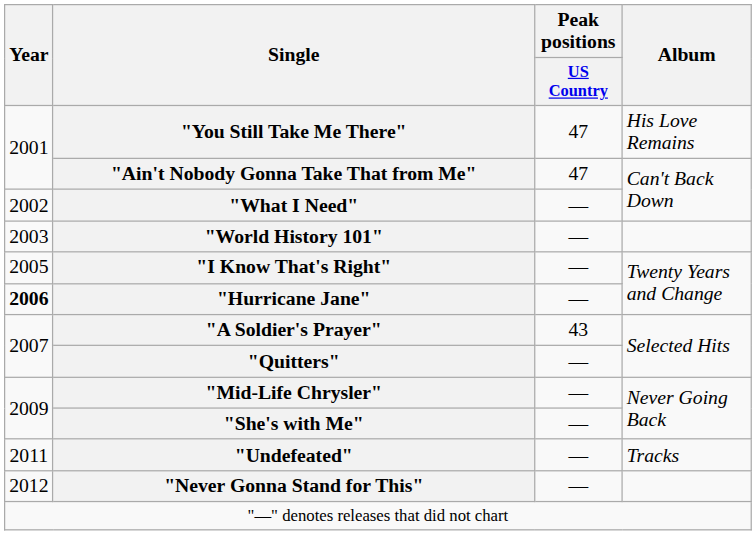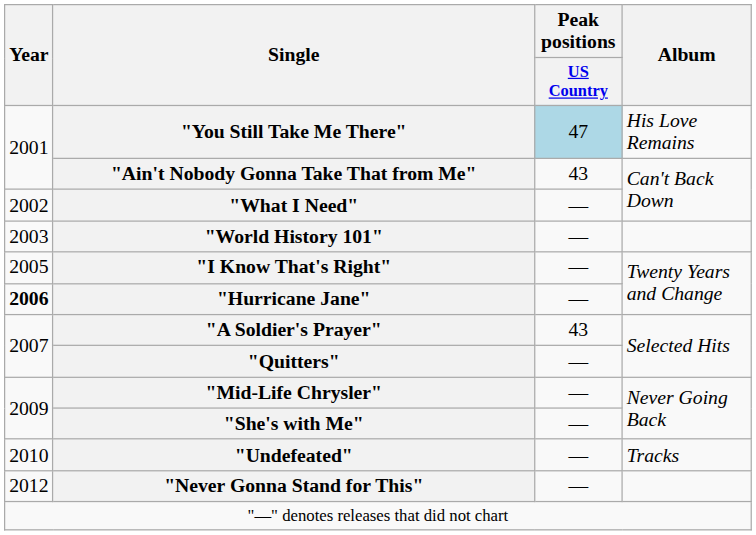(578, 131) no background -> (578, 131) lightblue background
(578, 173) 47 -> (578, 173) 43
(29, 454) 2011 -> (29, 454) 2010
